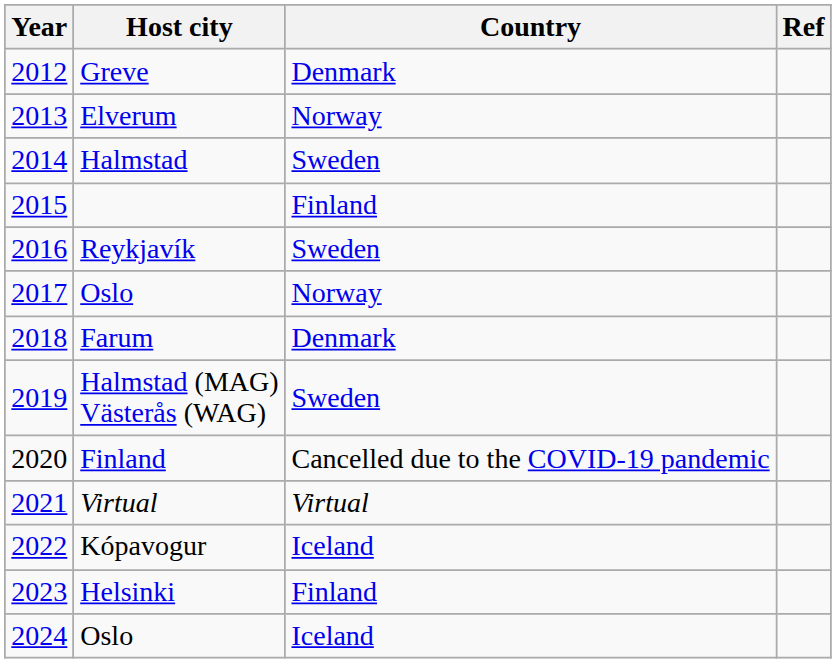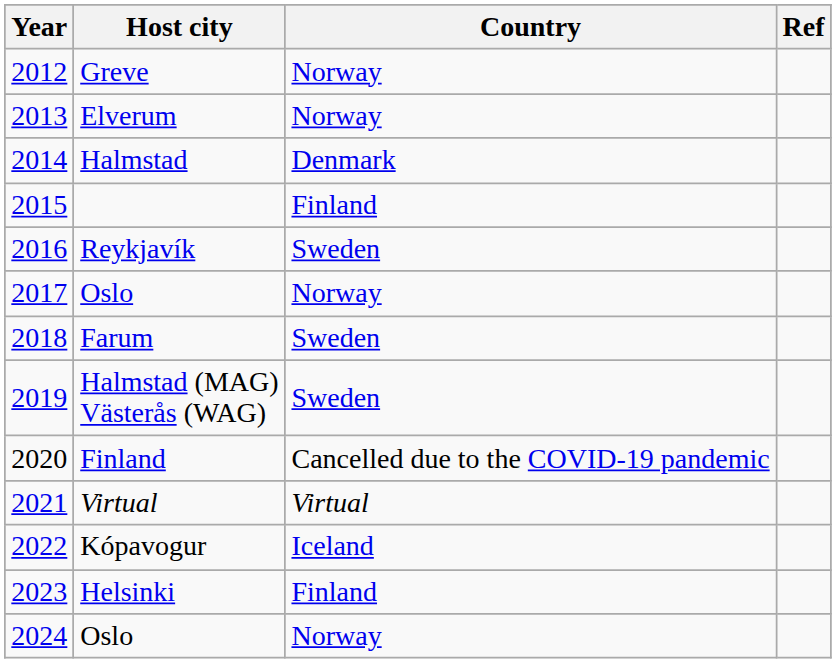(344, 71) Denmark -> (337, 71) Norway
(336, 159) Sweden -> (344, 159) Denmark
(344, 337) Denmark -> (336, 337) Sweden
(333, 635) Iceland -> (337, 635) Norway
